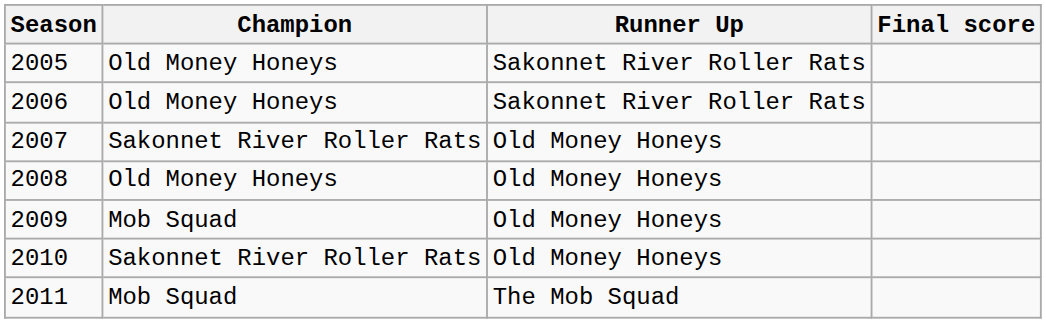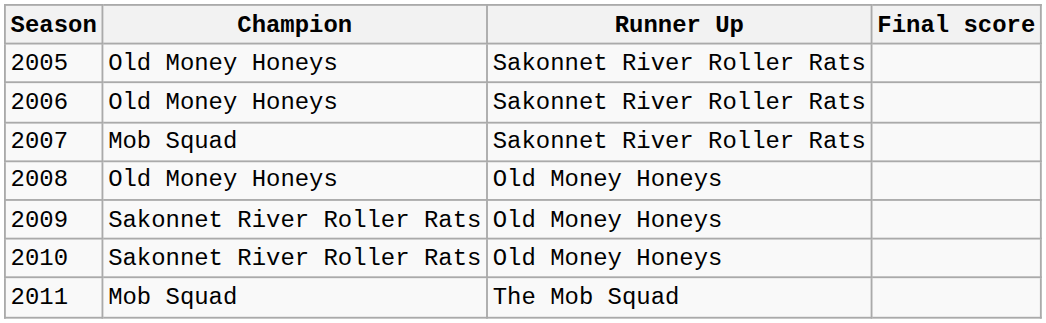(295, 141) Sakonnet River Roller Rats -> (173, 141) Mob Squad
(608, 141) Old Money Honeys -> (679, 141) Sakonnet River Roller Rats
(173, 219) Mob Squad -> (295, 219) Sakonnet River Roller Rats
